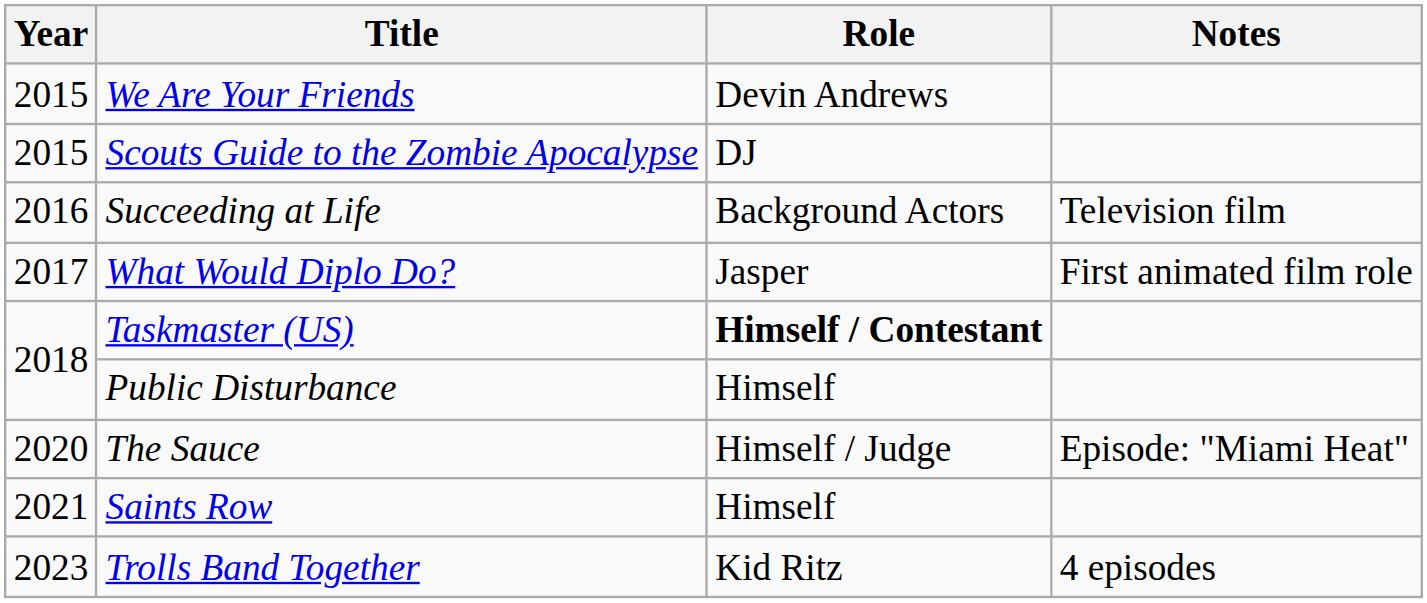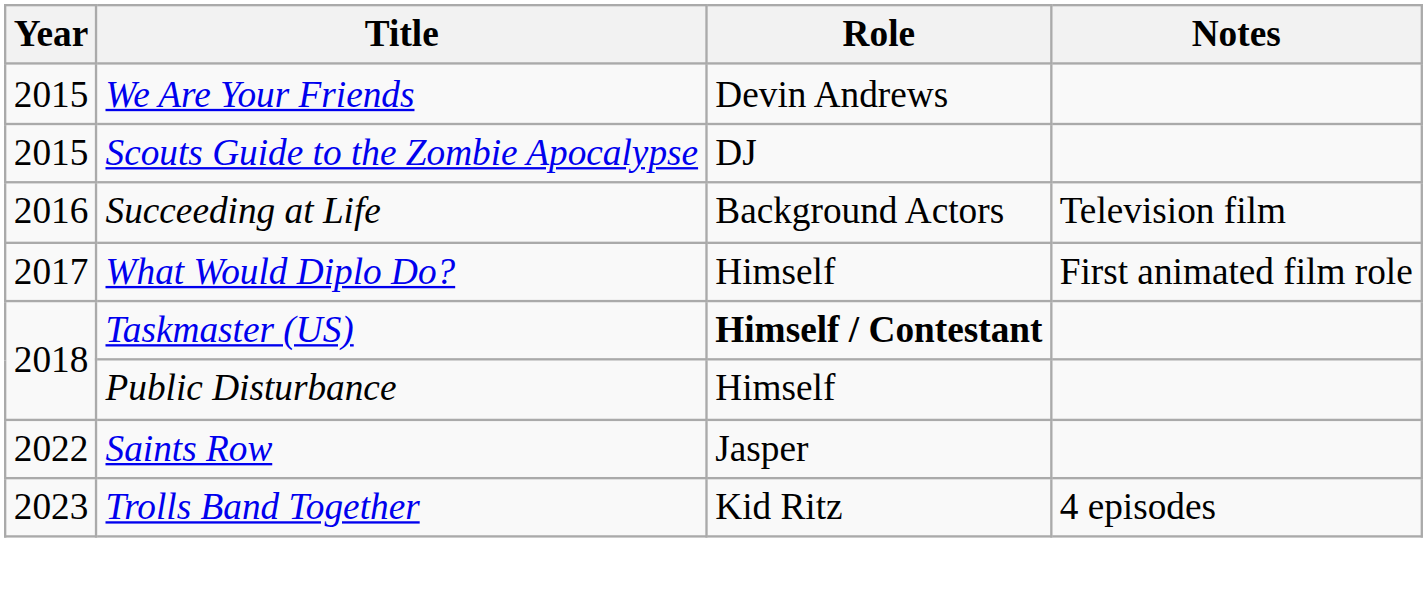(762, 270) Jasper -> (775, 270) Himself
- row: (183, 447)
(51, 507) 2021 -> (51, 447) 2022
(775, 507) Himself -> (762, 447) Jasper
